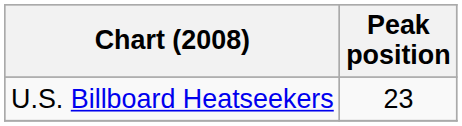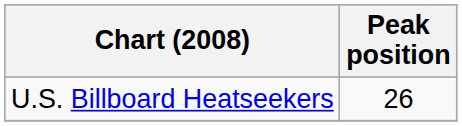(398, 98) 23 -> (398, 98) 26
